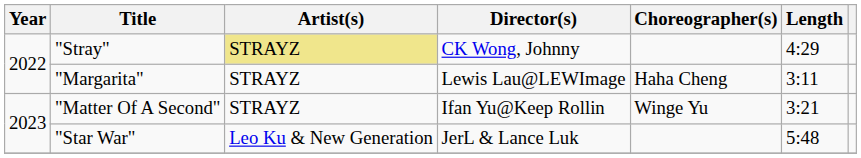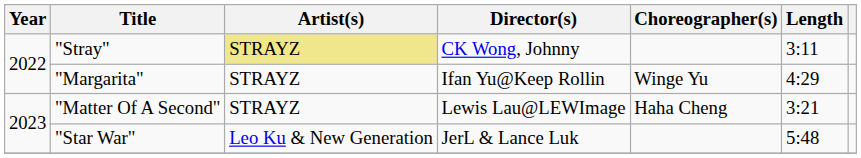(803, 49) 4:29 -> (802, 49) 3:11
(534, 78) Lewis Lau@LEWImage -> (523, 78) Ifan Yu@Keep Rollin
(681, 78) Haha Cheng -> (671, 78) Winge Yu
(802, 78) 3:11 -> (803, 78) 4:29
(523, 108) Ifan Yu@Keep Rollin -> (534, 108) Lewis Lau@LEWImage
(671, 108) Winge Yu -> (681, 108) Haha Cheng
